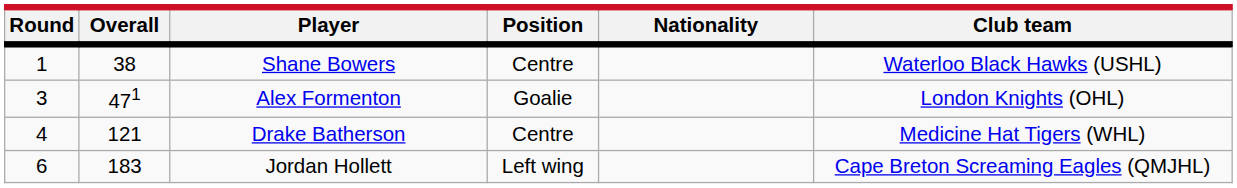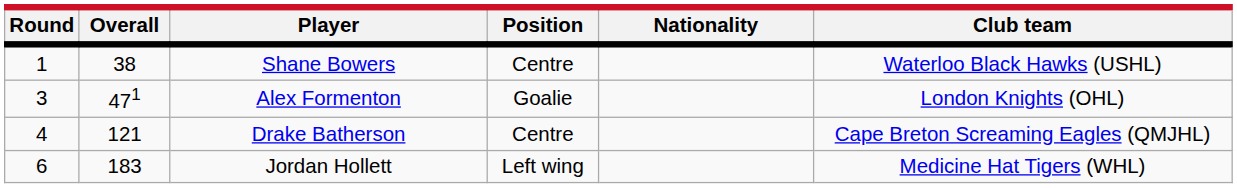(1023, 133) Medicine Hat Tigers (WHL) -> (1023, 133) Cape Breton Screaming Eagles (QMJHL)
(1023, 166) Cape Breton Screaming Eagles (QMJHL) -> (1023, 166) Medicine Hat Tigers (WHL)
